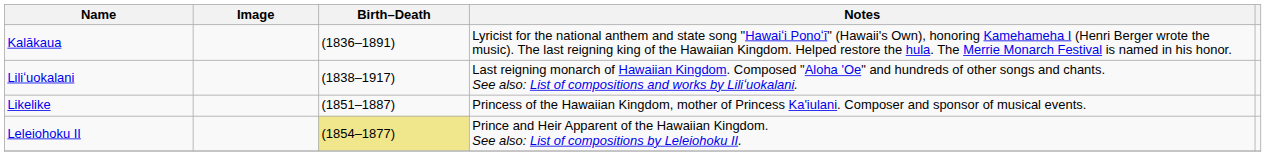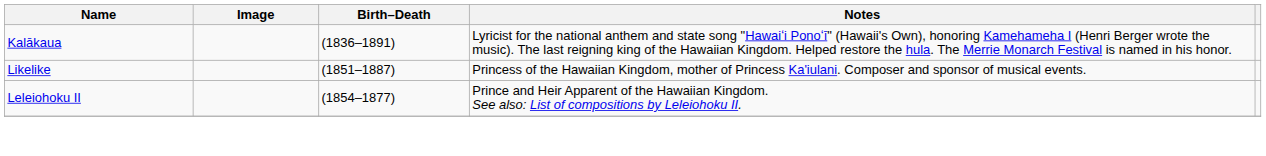- row: (41, 77)
(358, 133) khaki background -> (358, 98) no background
